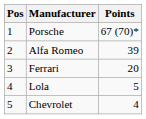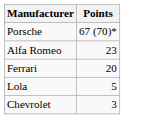- column: (15, 13)
(133, 50) 39 -> (111, 50) 23
(136, 105) 4 -> (114, 105) 3
